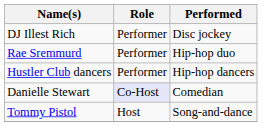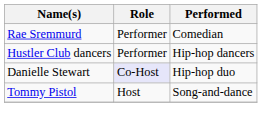- row: (41, 33)
(204, 53) Hip-hop duo -> (198, 33) Comedian
(198, 92) Comedian -> (204, 72) Hip-hop duo
